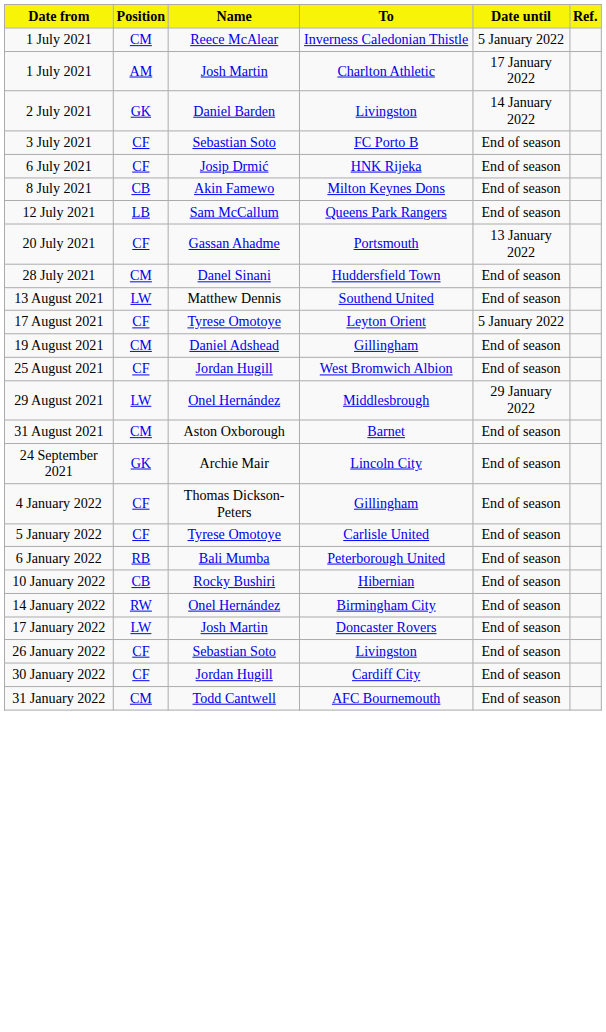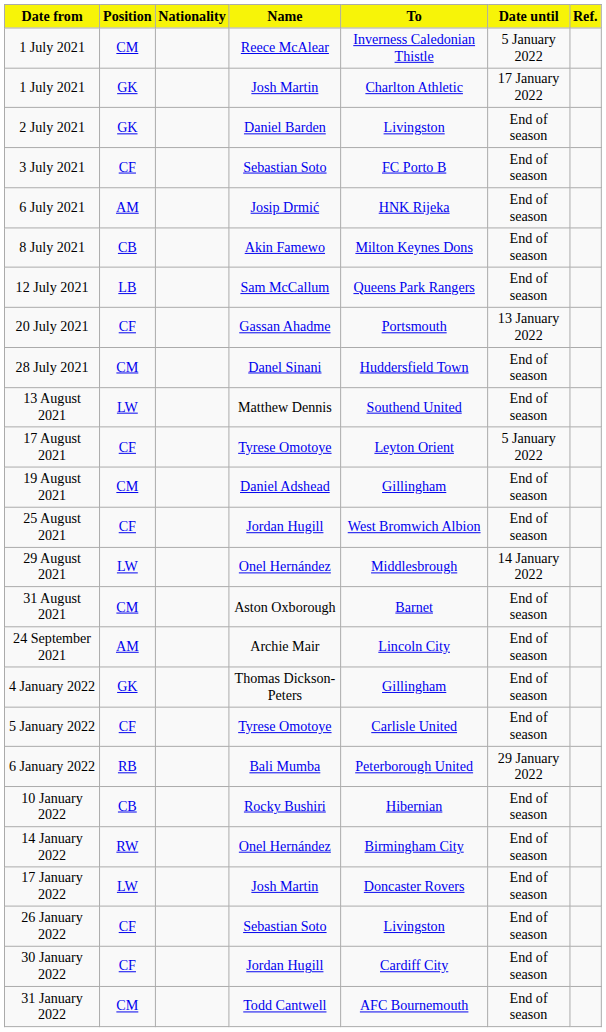+ column: (192, 16)
(141, 71) AM -> (127, 88) GK
(521, 111) 14 January 2022 -> (529, 128) End of season
(141, 166) CF -> (127, 207) AM
(521, 400) 29 January 2022 -> (529, 567) 14 January 2022
(141, 463) GK -> (127, 647) AM
(141, 503) CF -> (127, 687) GK
(521, 558) End of season -> (529, 766) 29 January 2022
